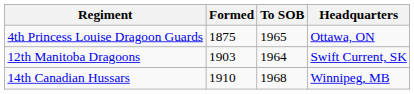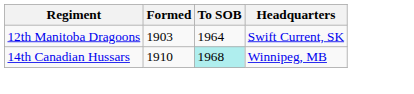- row: (105, 36)
(273, 78) no background -> (211, 57) paleturquoise background
